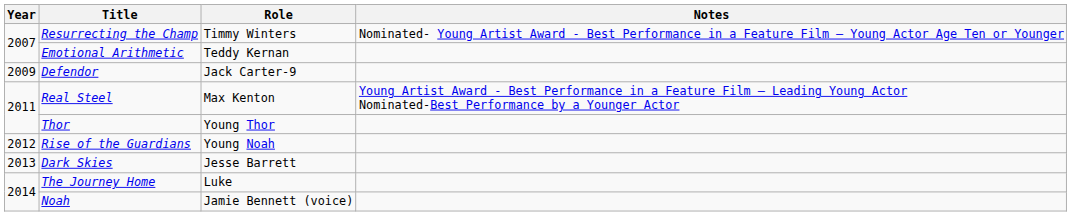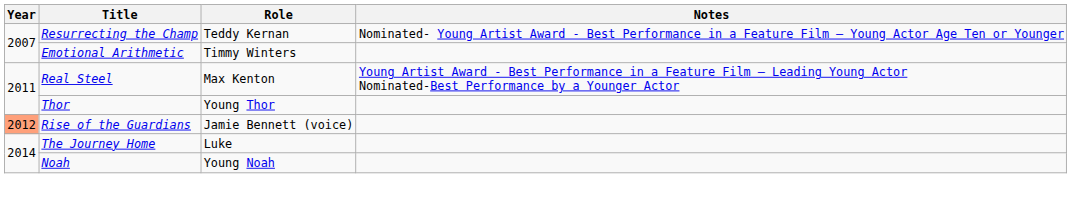(250, 33) Timmy Winters -> (246, 33) Teddy Kernan
(246, 53) Teddy Kernan -> (250, 53) Timmy Winters
- row: (70, 72)
(22, 143) no background -> (22, 124) lightsalmon background
(239, 143) Young Noah -> (279, 124) Jamie Bennett (voice)
- row: (77, 163)
(279, 201) Jamie Bennett (voice) -> (239, 163) Young Noah
